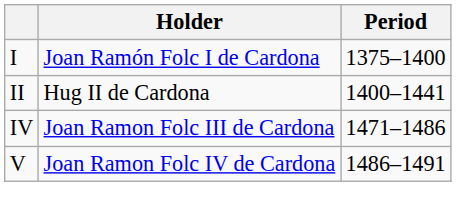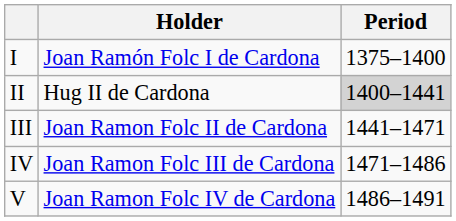(396, 92) no background -> (396, 92) lightgrey background
+ row: (21, 127)
